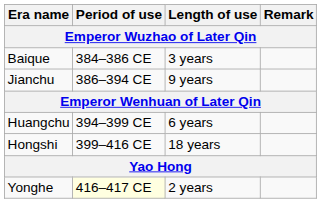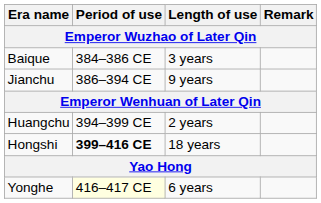(191, 123) 6 years -> (191, 123) 2 years
(114, 144) normal -> (114, 144) bold
(191, 187) 2 years -> (191, 187) 6 years
